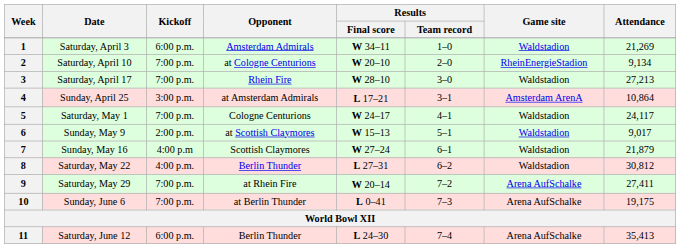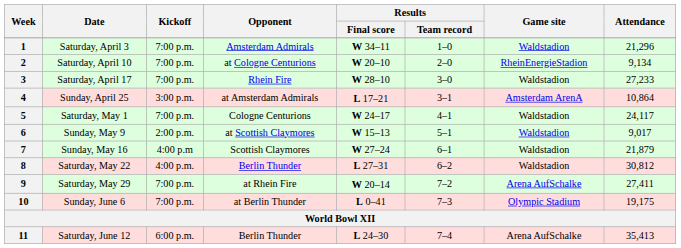(175, 46) 6:00 p.m. -> (175, 46) 7:00 p.m.
(640, 46) 21,269 -> (640, 46) 21,296
(640, 80) 27,213 -> (640, 80) 27,233
(544, 201) Arena AufSchalke -> (544, 201) Olympic Stadium
